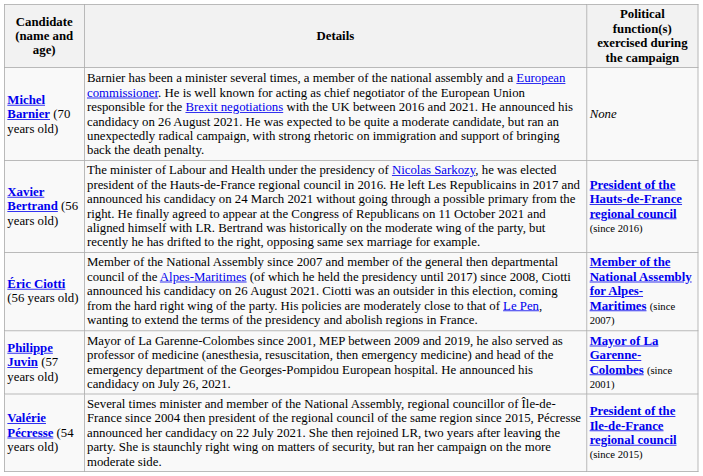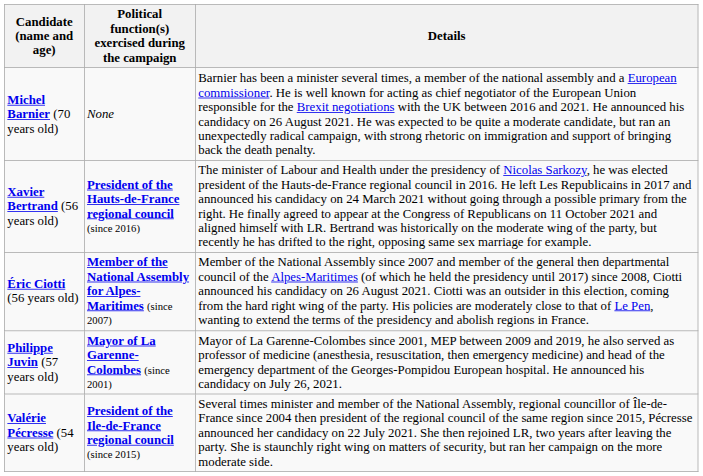columns swapped: (642, 36) <-> (335, 36)
